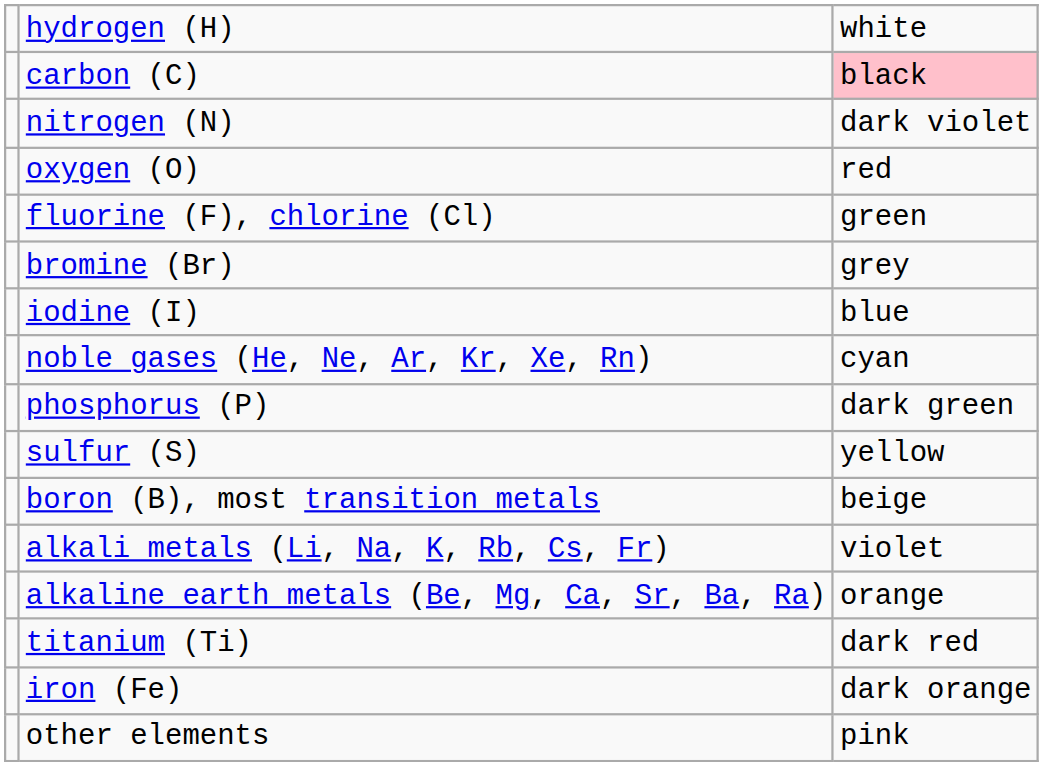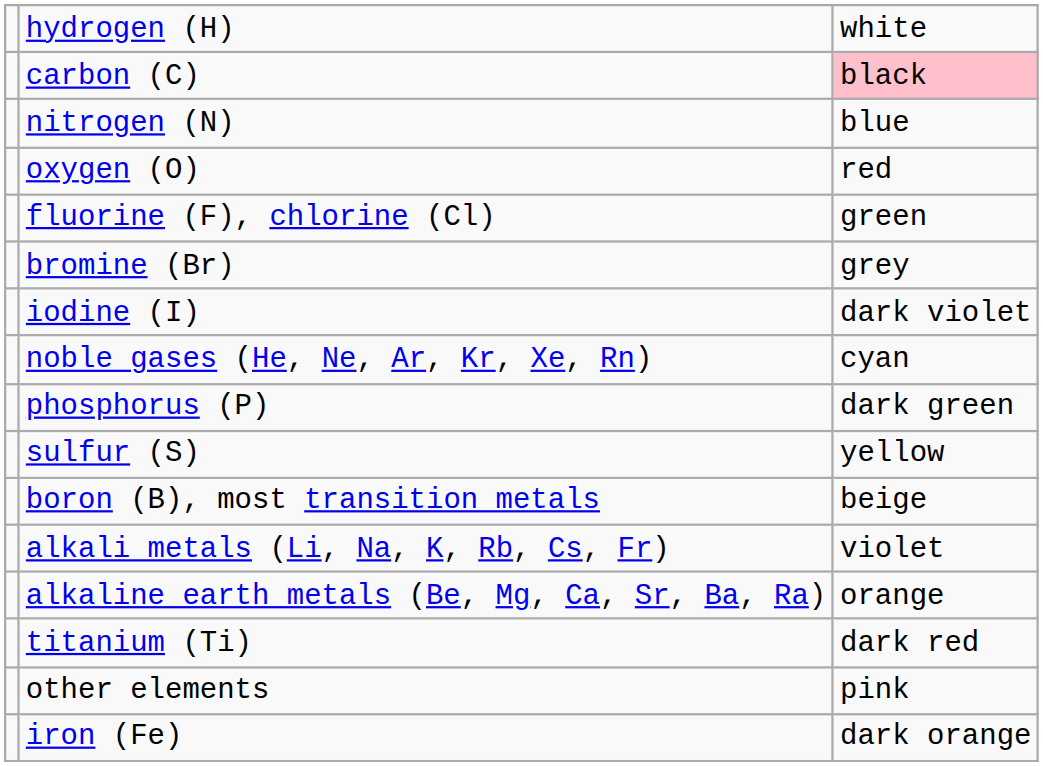(936, 123) dark violet -> (875, 123) blue
(875, 312) blue -> (936, 312) dark violet
rows swapped: (104, 690) <-> (148, 737)
